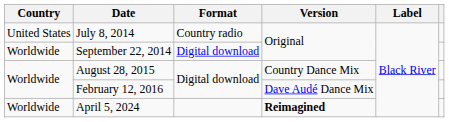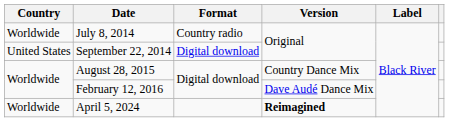(39, 32) United States -> (33, 32) Worldwide
(33, 51) Worldwide -> (39, 51) United States
